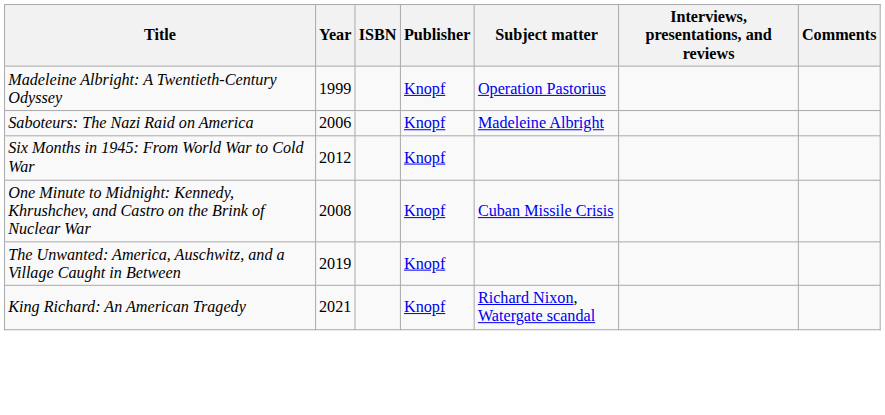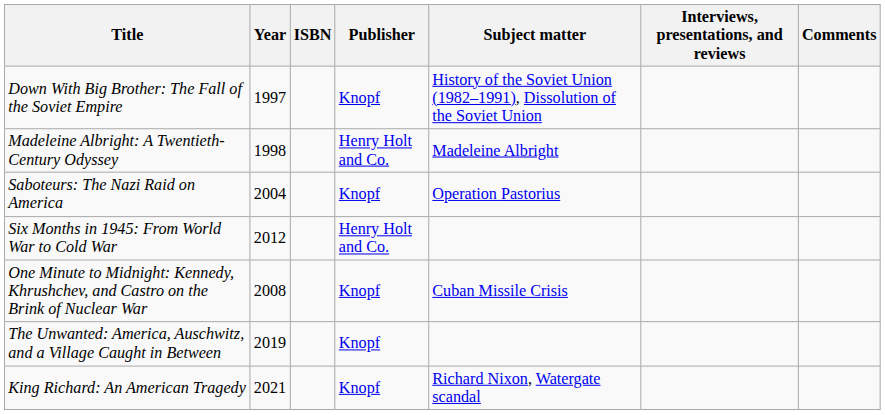+ row: (125, 97)
(335, 88) 1999 -> (270, 150) 1998
(425, 88) Knopf -> (375, 150) Henry Holt and Co.
(542, 88) Operation Pastorius -> (495, 150) Madeleine Albright
(335, 123) 2006 -> (270, 194) 2004
(541, 123) Madeleine Albright -> (496, 194) Operation Pastorius
(425, 157) Knopf -> (375, 237) Henry Holt and Co.
